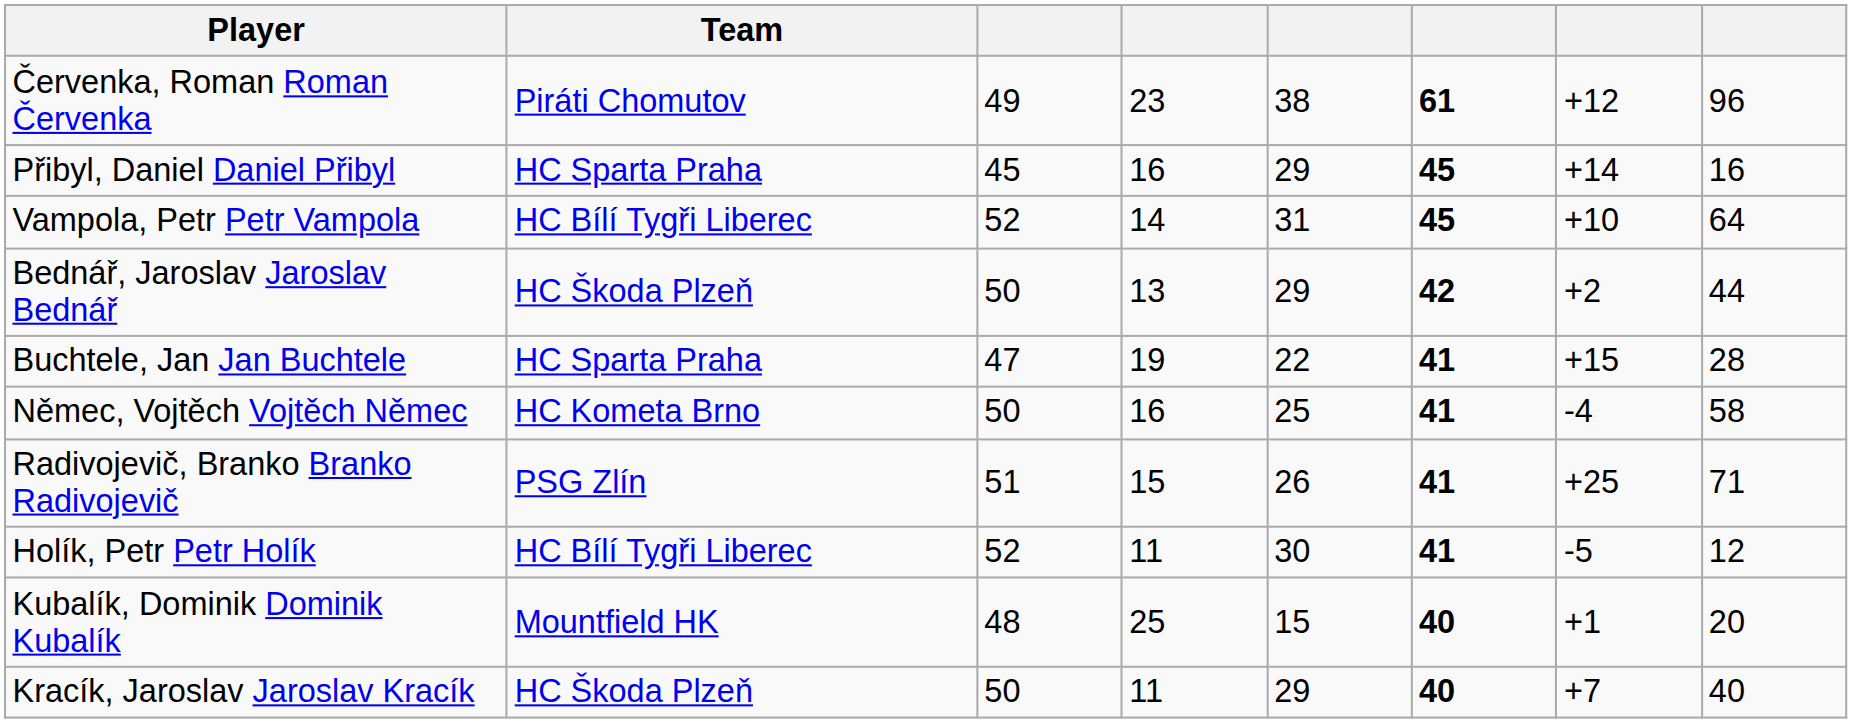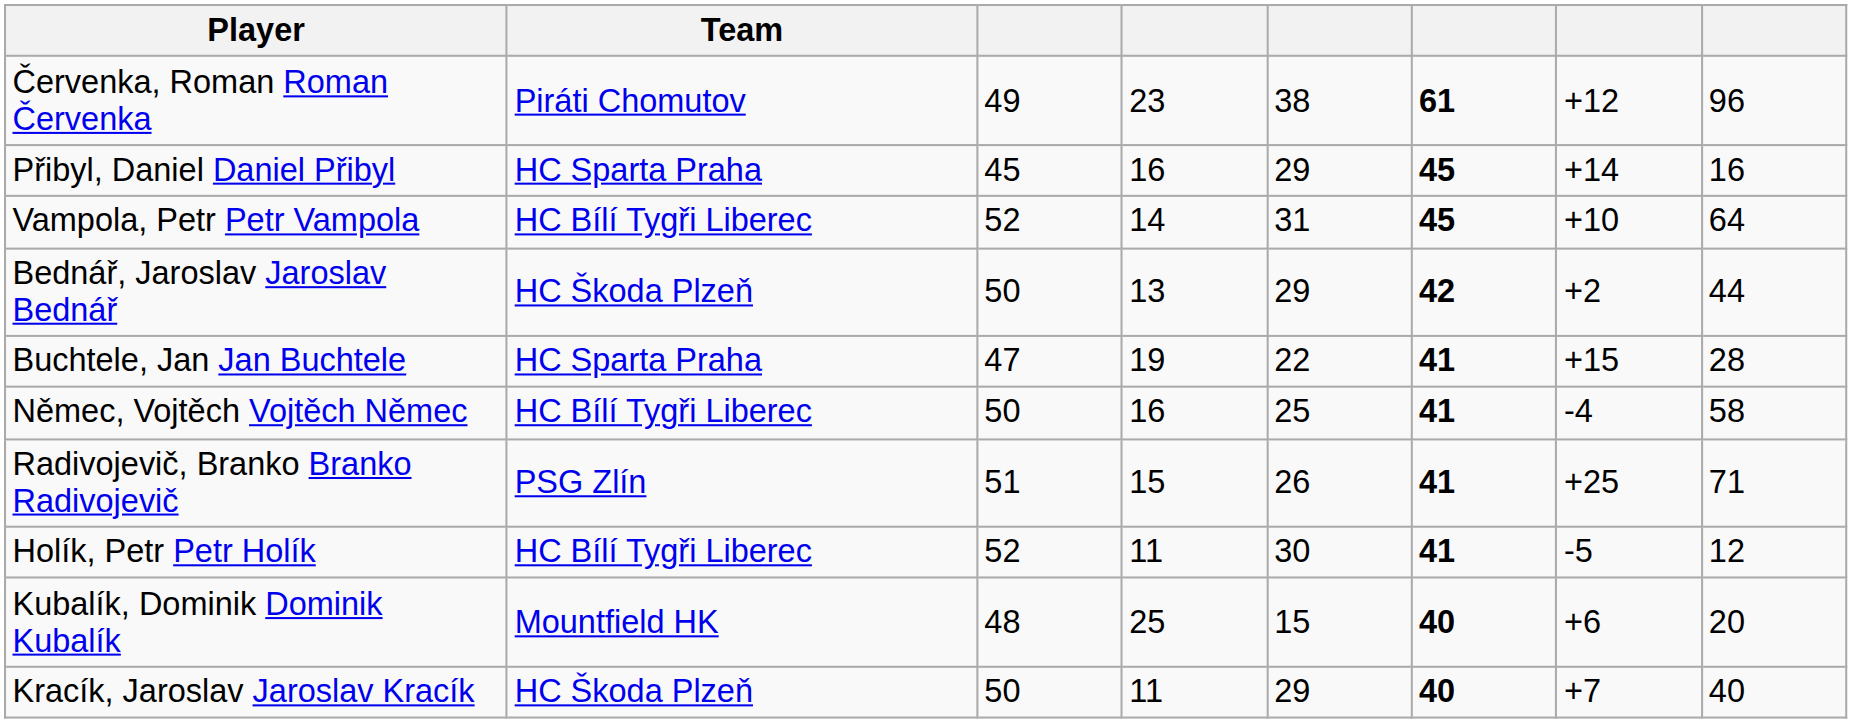(637, 412) HC Kometa Brno -> (663, 412) HC Bílí Tygři Liberec
(1582, 621) +1 -> (1582, 621) +6
